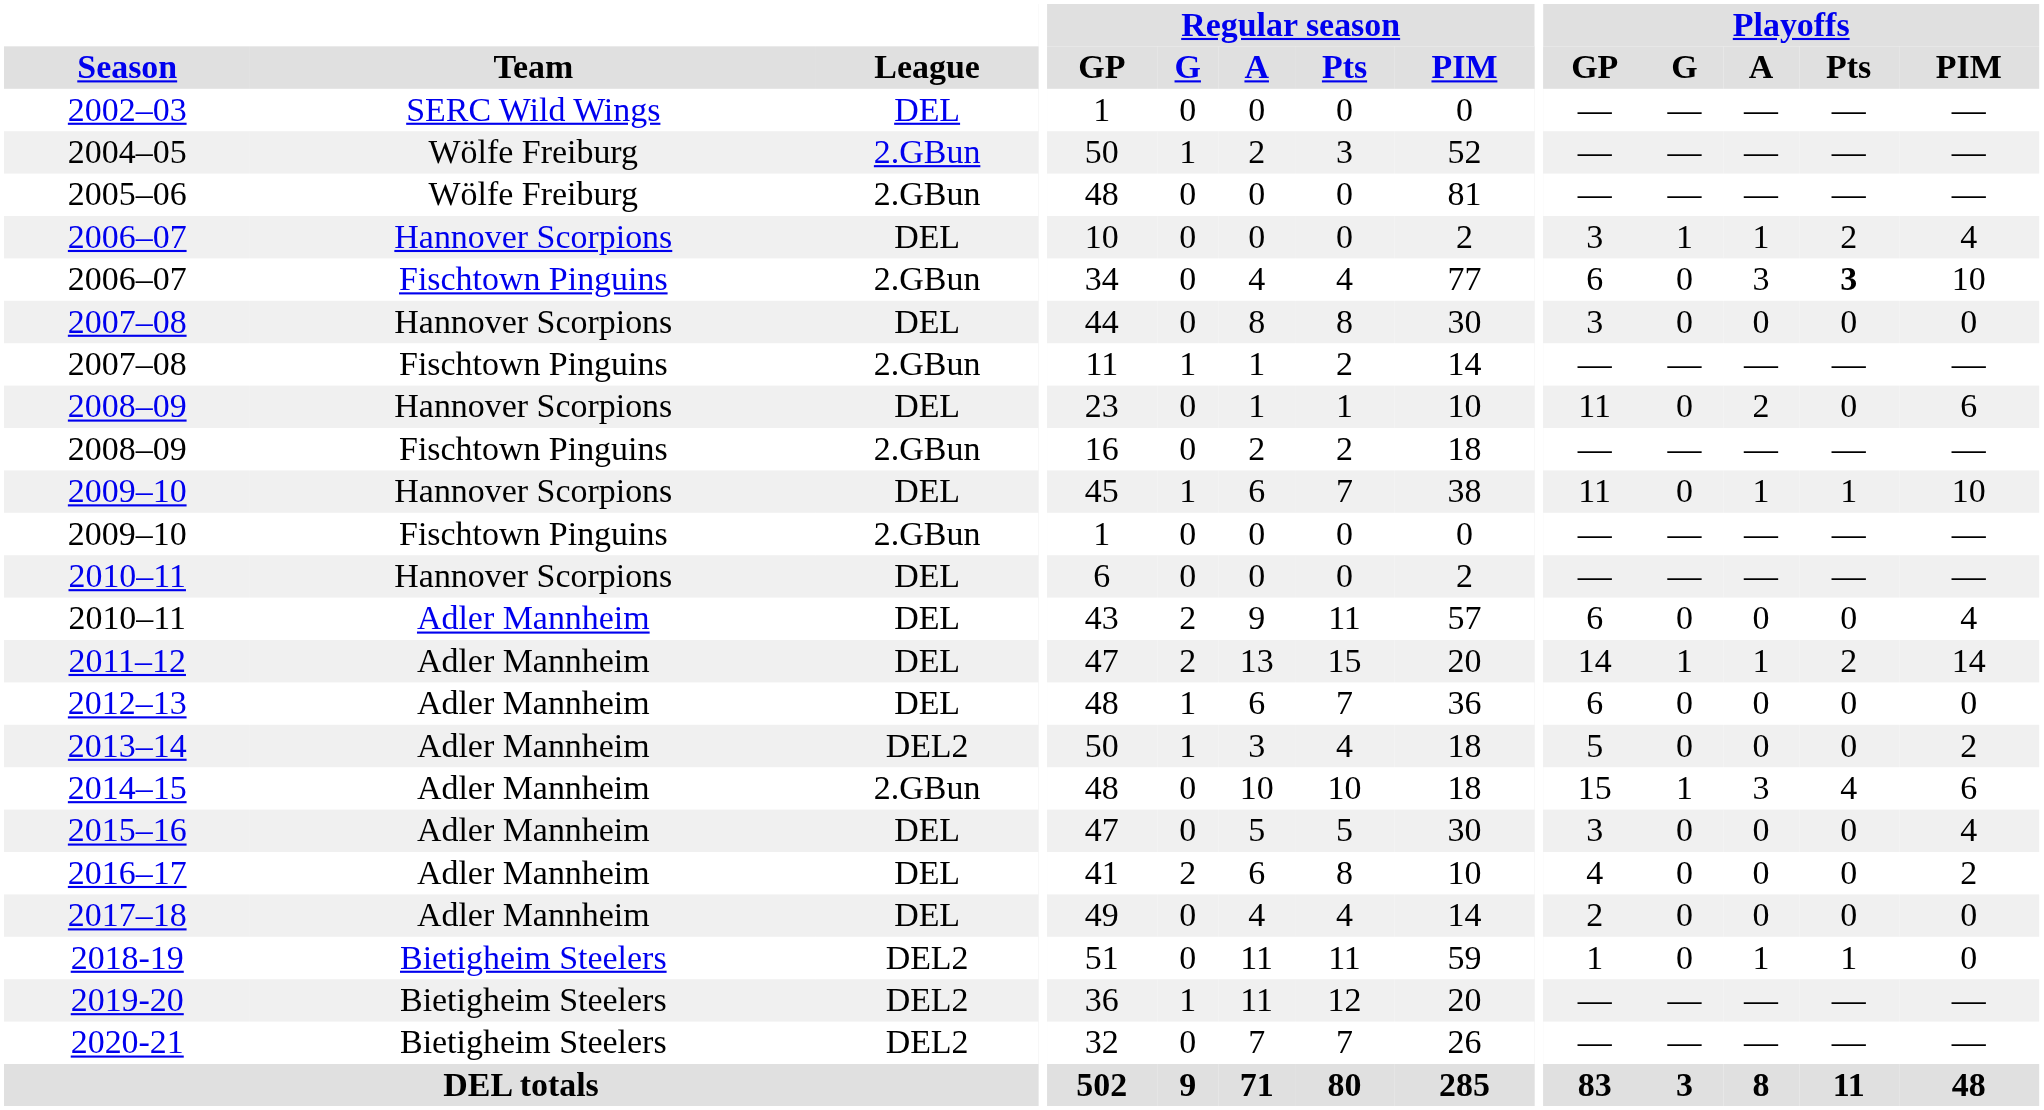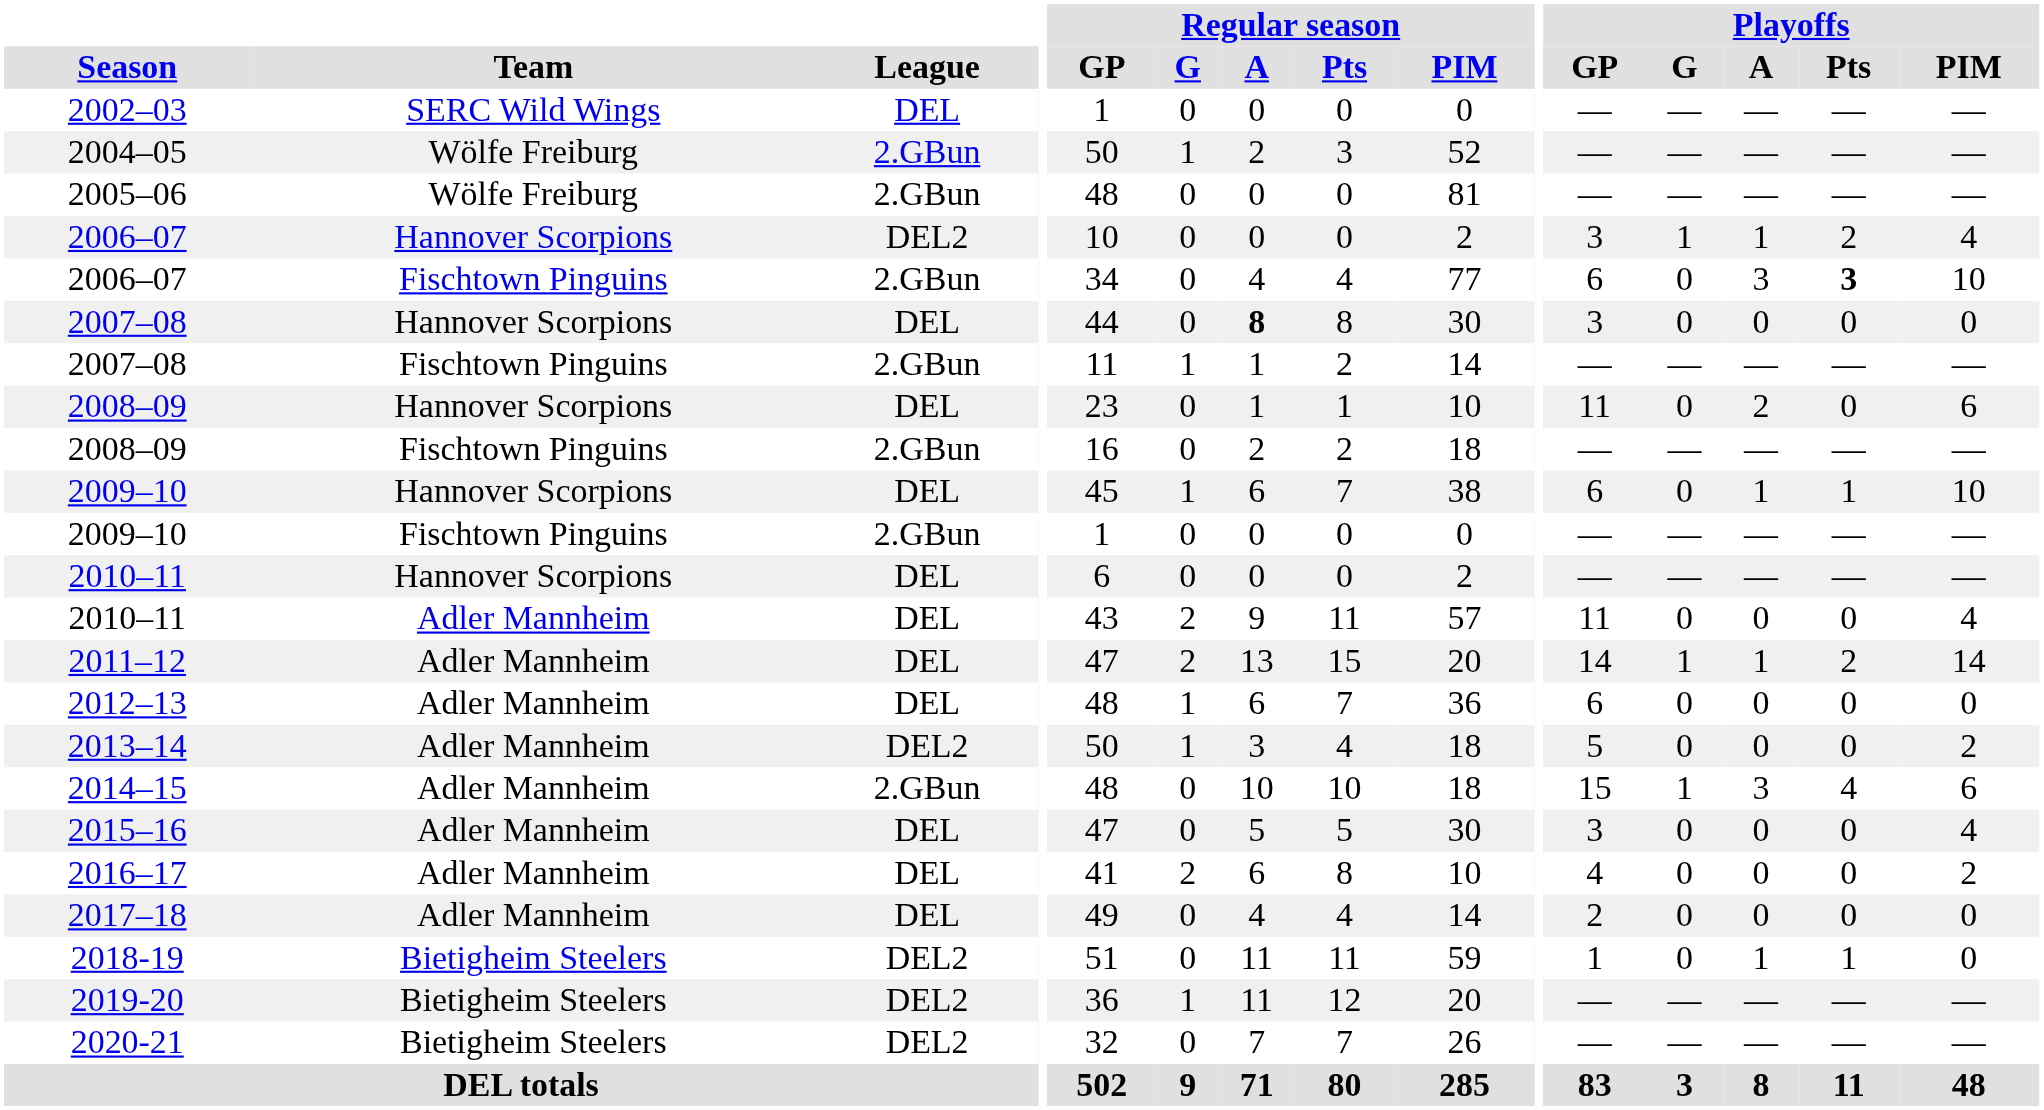(927, 236) DEL -> (927, 236) DEL2
(1257, 321) normal -> (1257, 321) bold
(1595, 491) 11 -> (1595, 491) 6
(1595, 618) 6 -> (1595, 618) 11
